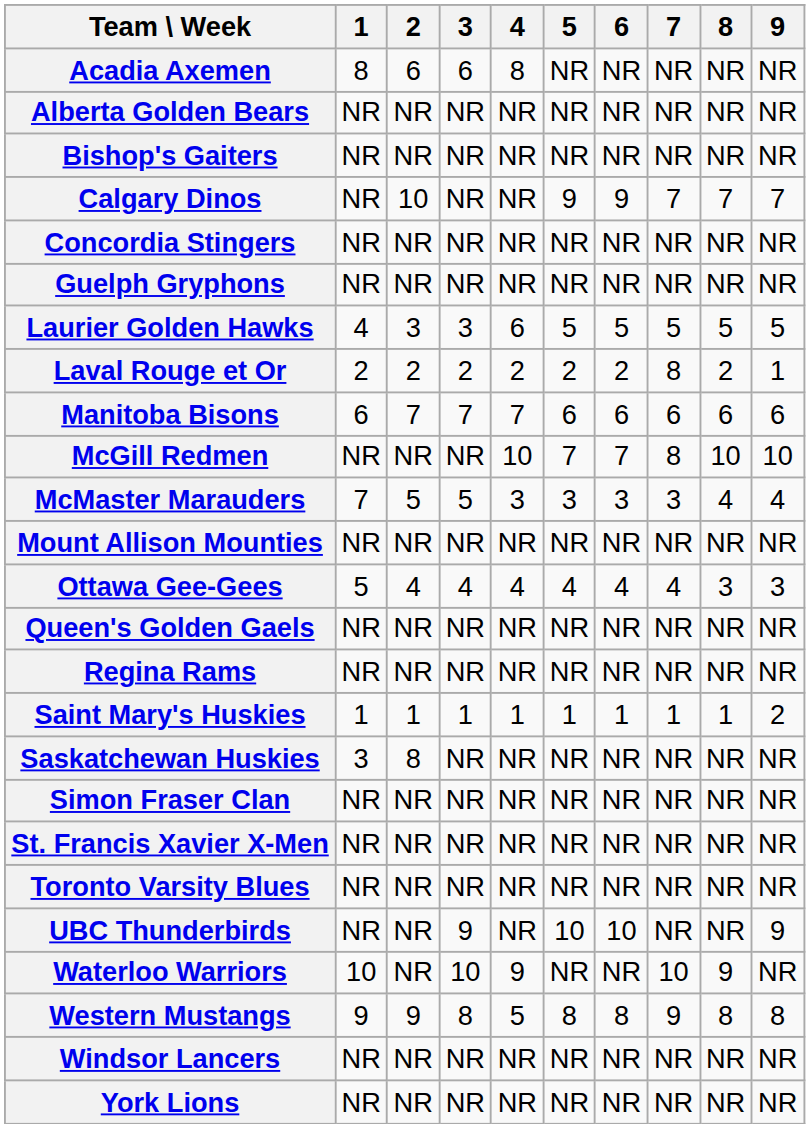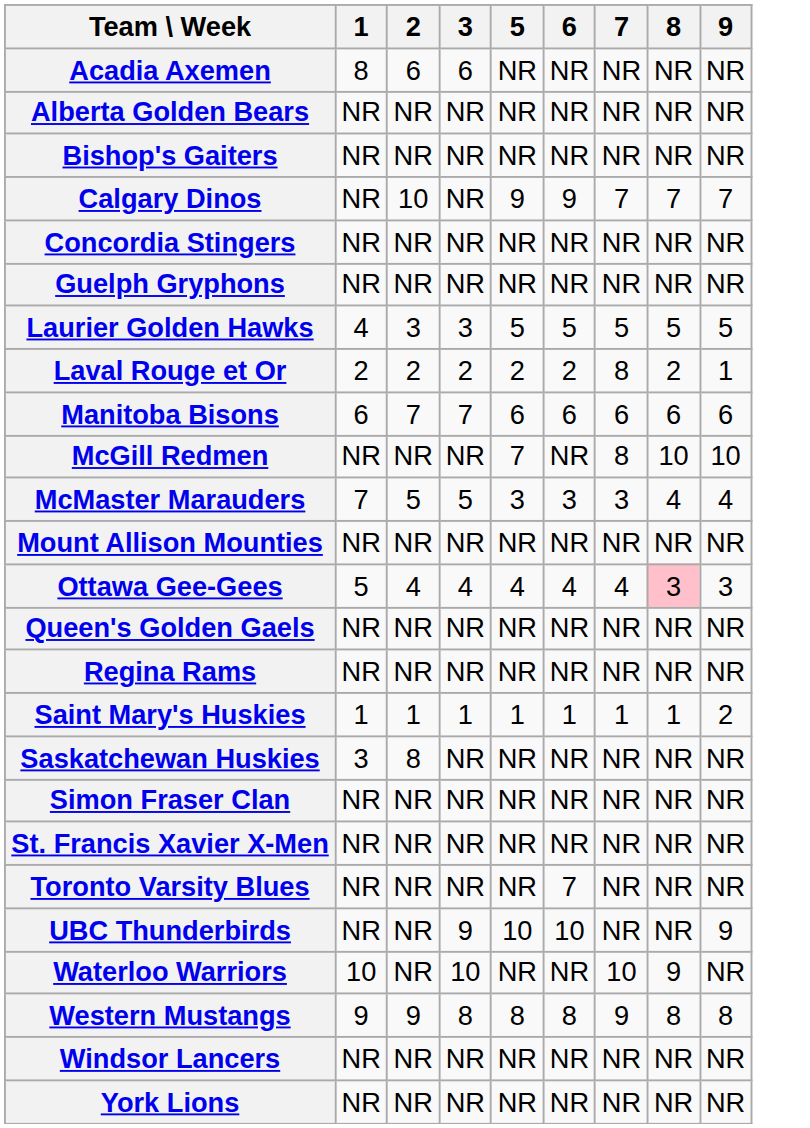- column: (517, 27)
(621, 457) 7 -> (569, 457) NR
(726, 586) no background -> (674, 586) pink background
(621, 887) NR -> (569, 887) 7
